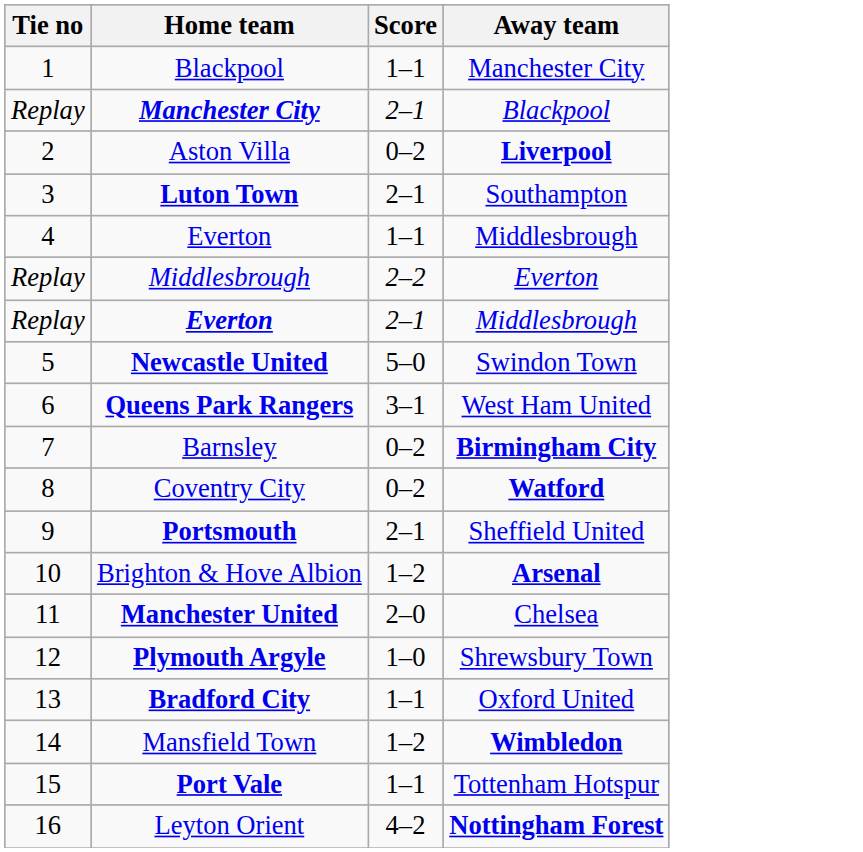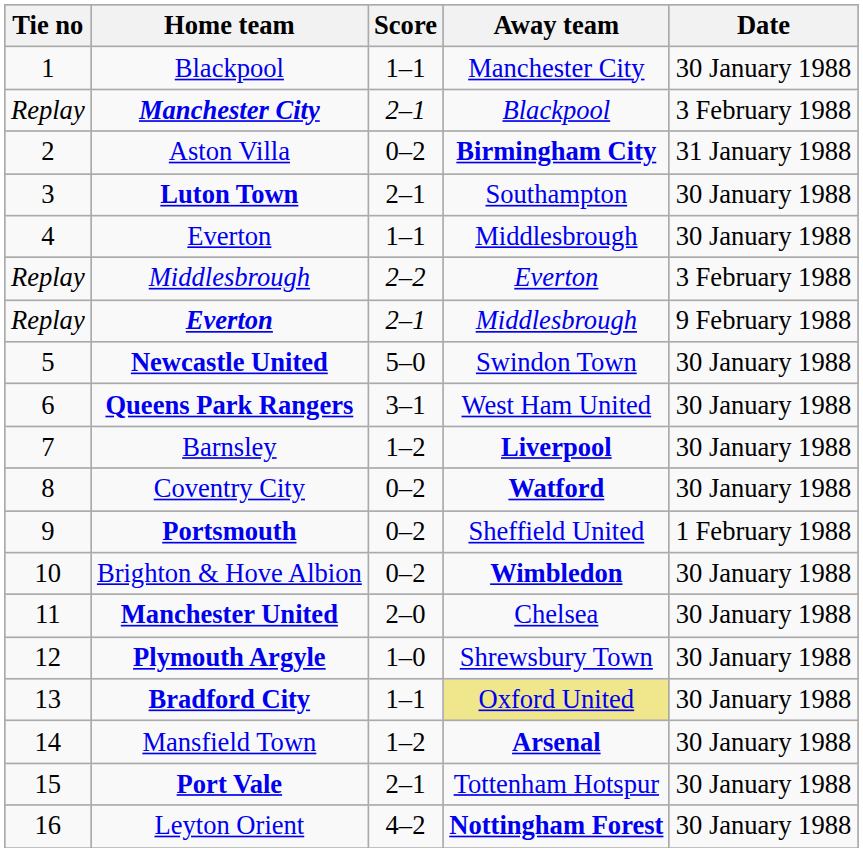+ column: (763, 25)
(556, 151) Liverpool -> (556, 151) Birmingham City
(406, 446) 0–2 -> (406, 446) 1–2
(556, 446) Birmingham City -> (556, 446) Liverpool
(406, 531) 2–1 -> (406, 531) 0–2
(406, 573) 1–2 -> (406, 573) 0–2
(556, 573) Arsenal -> (556, 573) Wimbledon
(556, 699) no background -> (556, 699) khaki background
(556, 741) Wimbledon -> (556, 741) Arsenal
(406, 783) 1–1 -> (406, 783) 2–1
